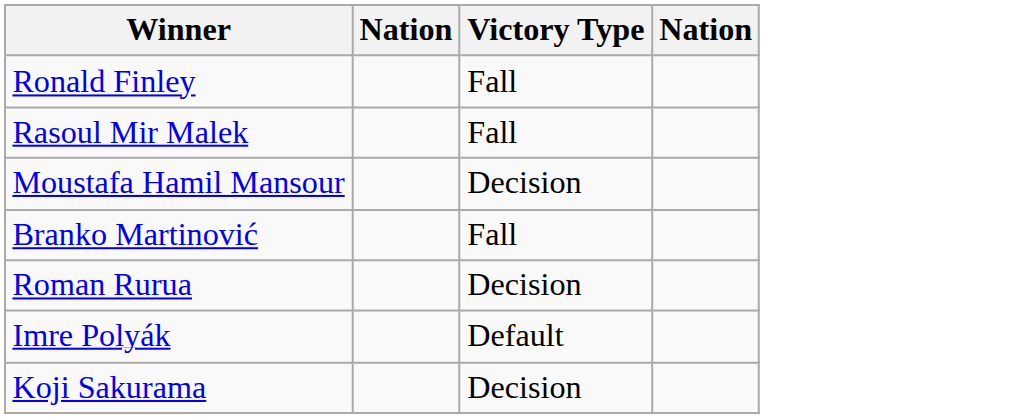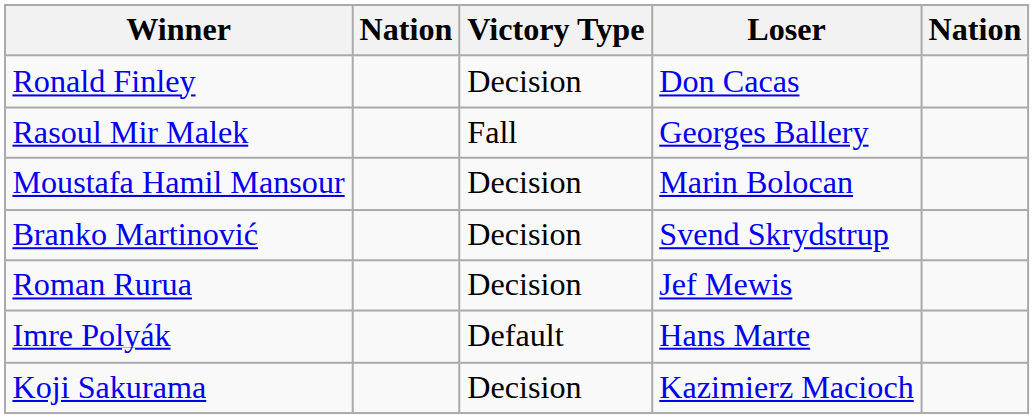+ column: (787, 30)
(492, 81) Fall -> (524, 81) Decision
(492, 234) Fall -> (524, 234) Decision
